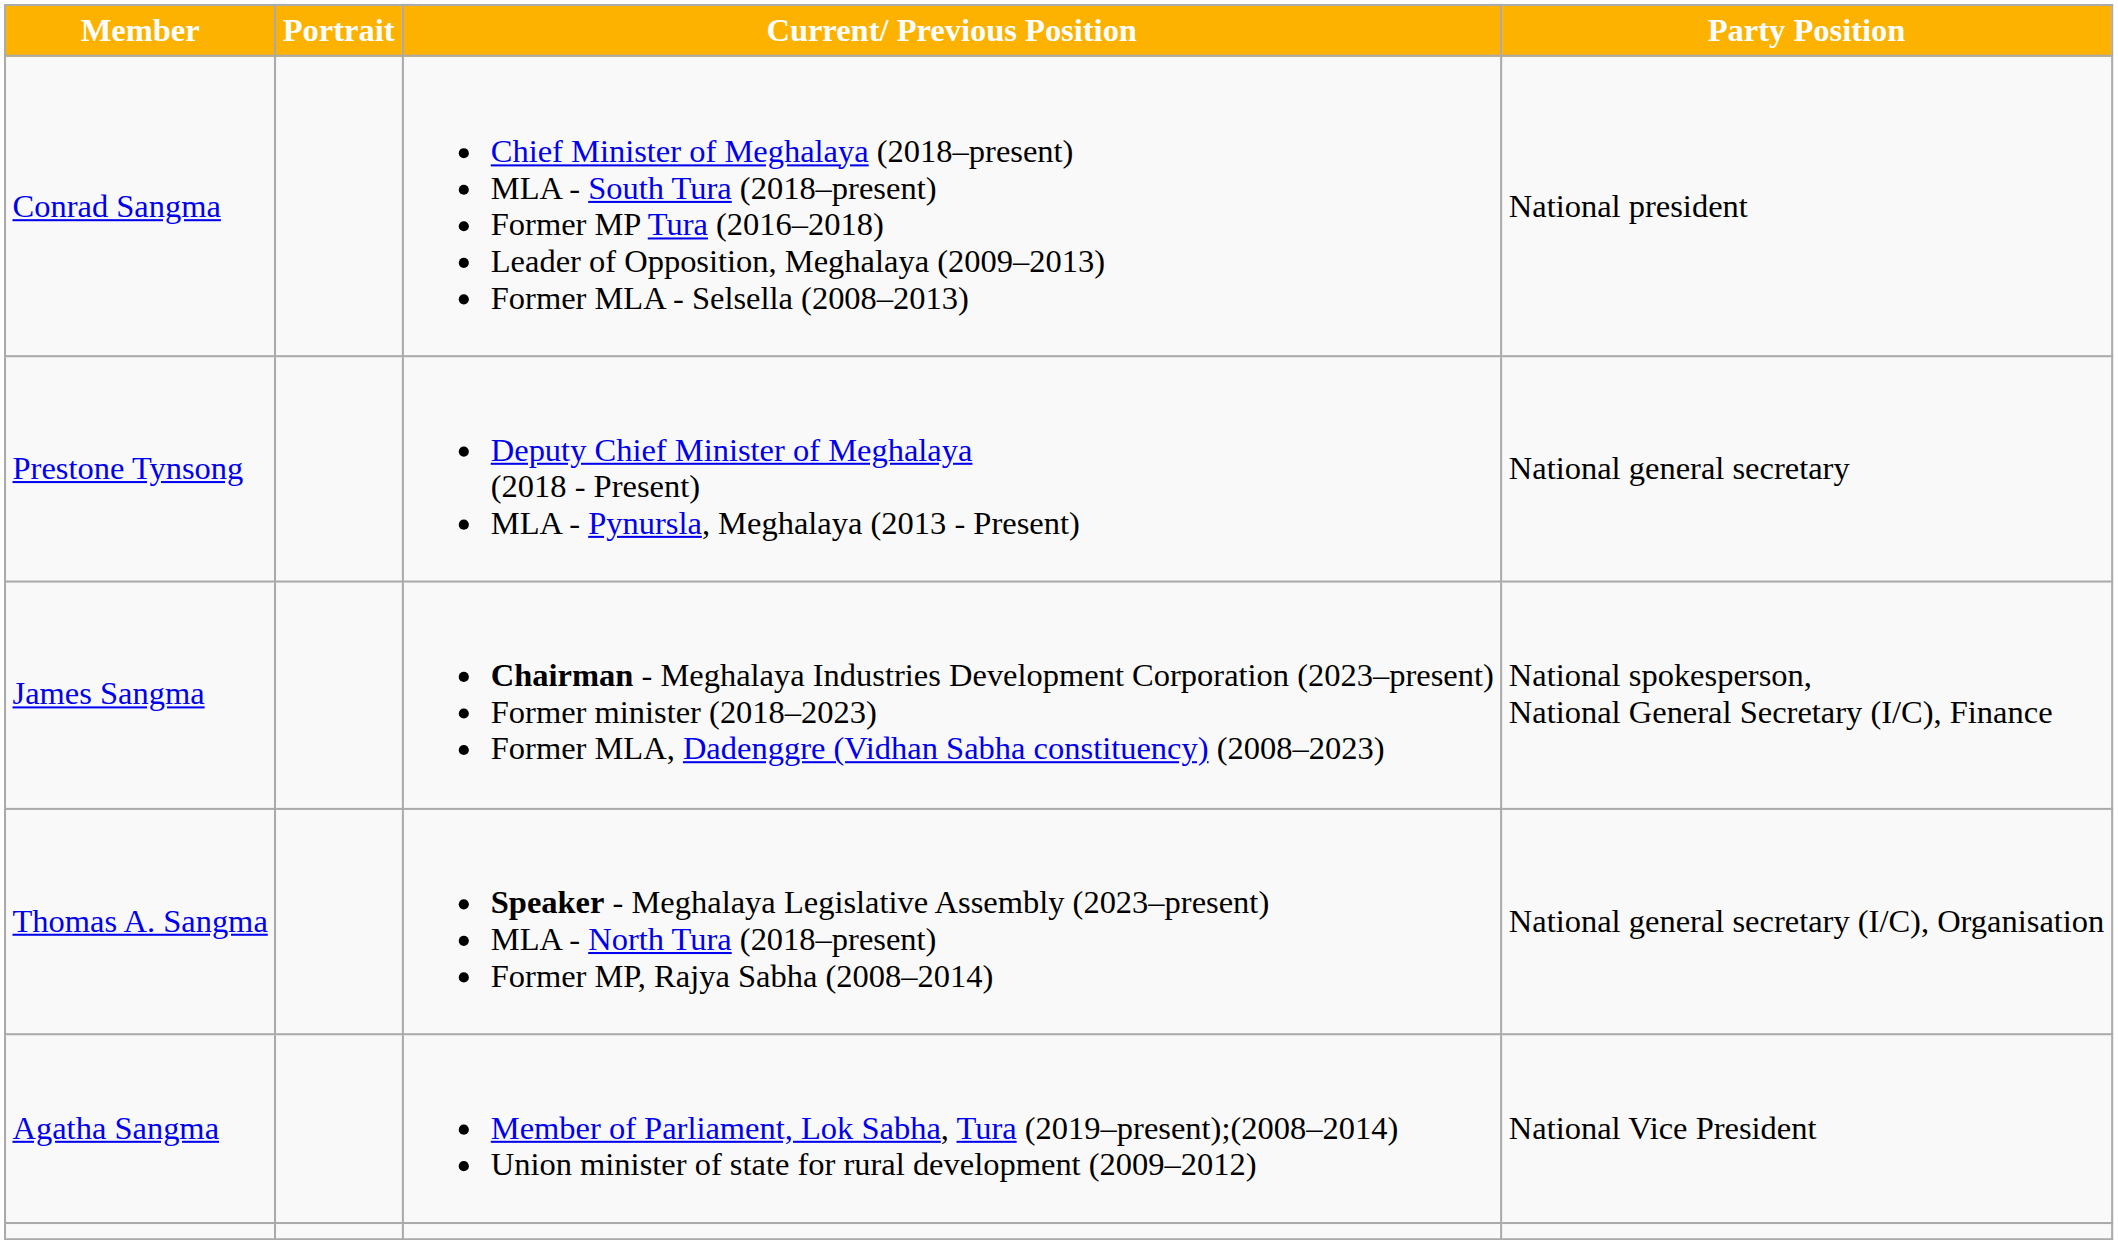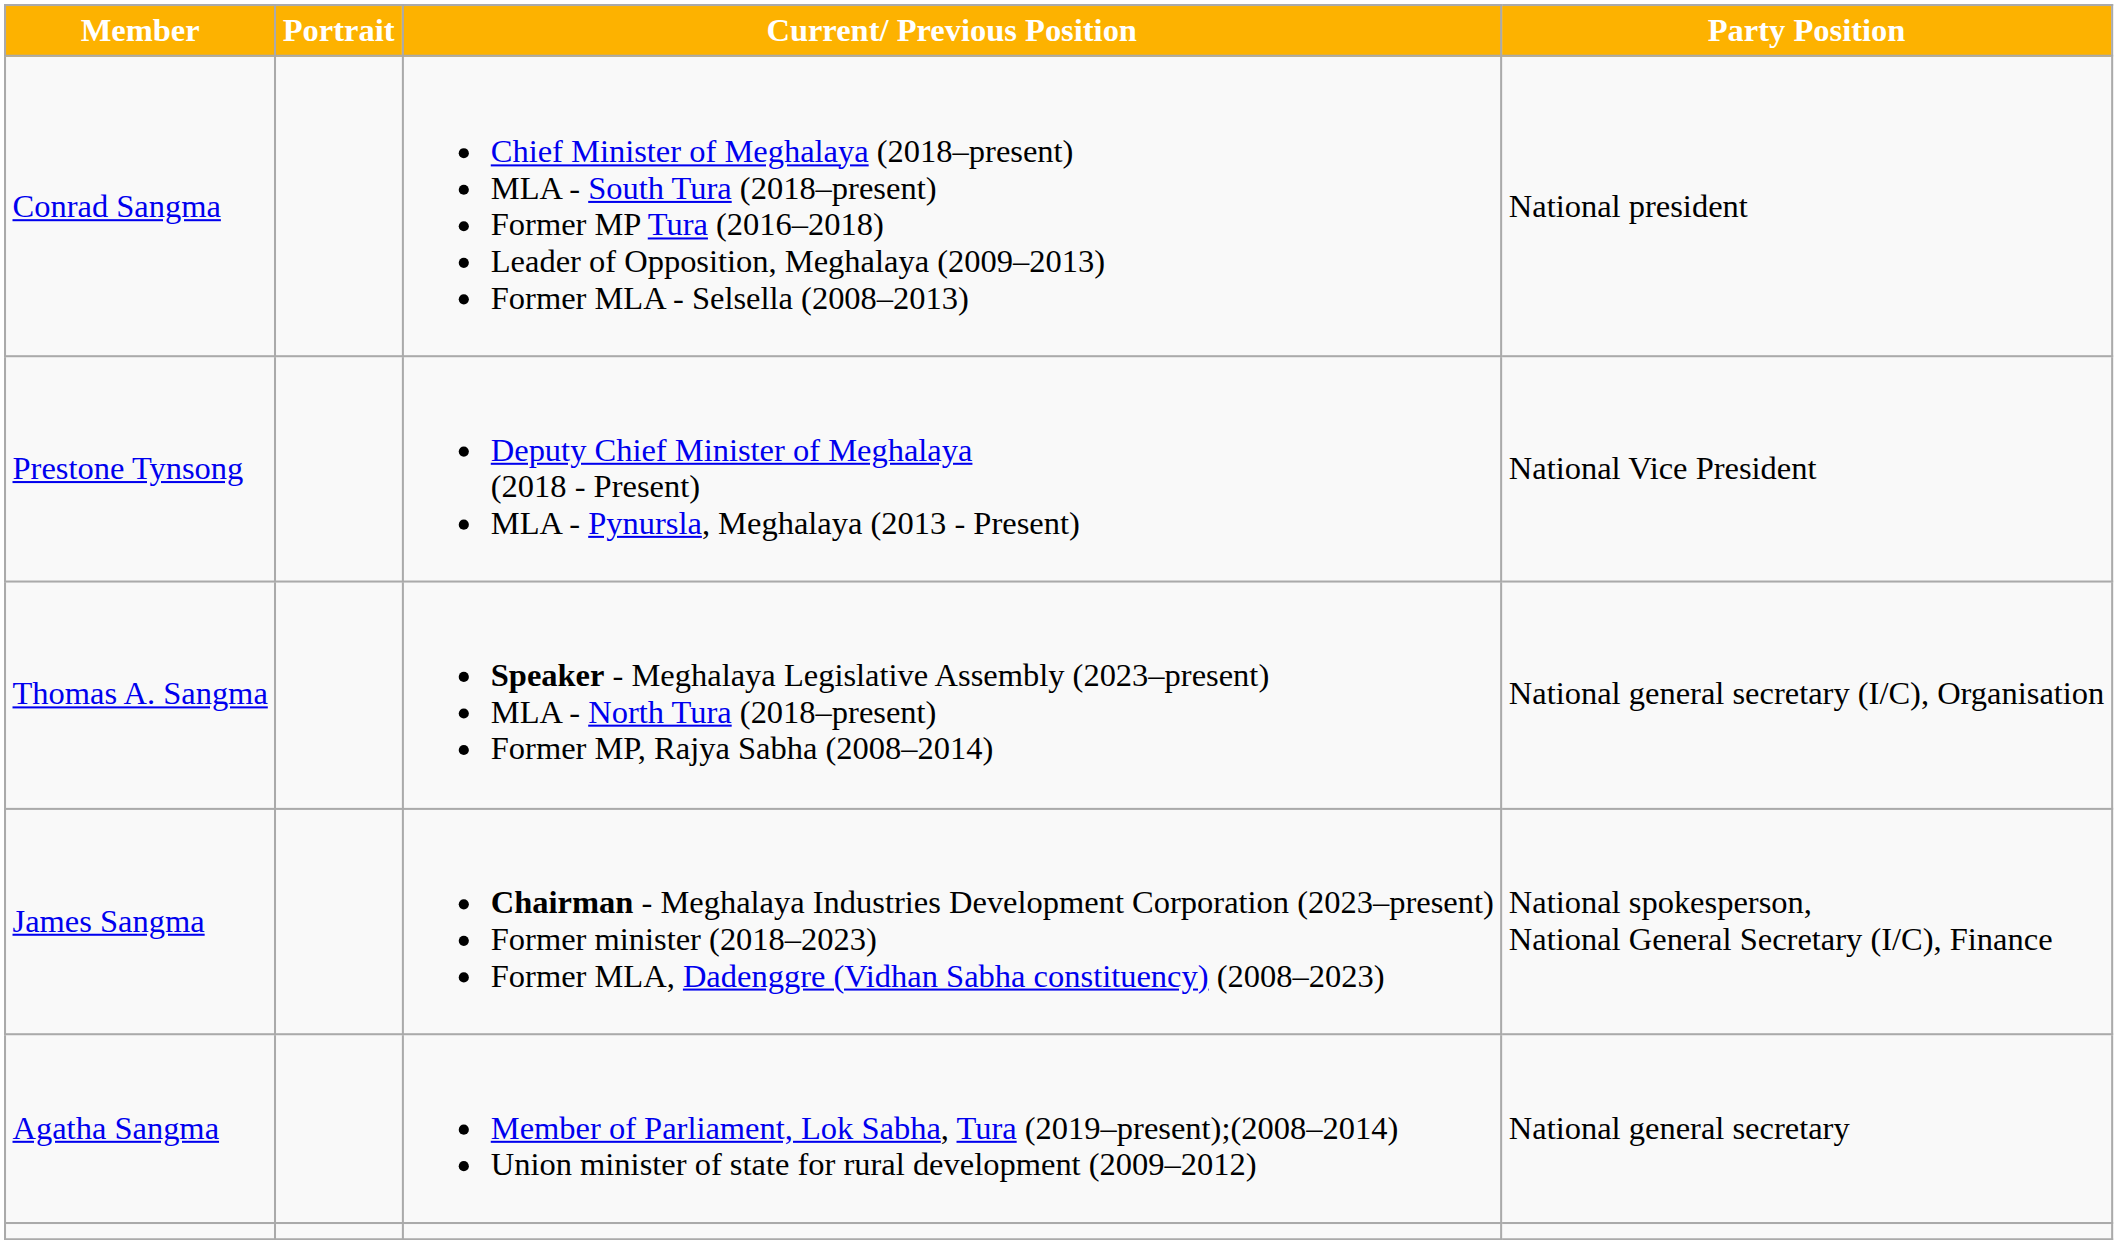(1679, 468) National general secretary -> (1663, 468) National Vice President
rows swapped: (109, 694) <-> (140, 920)
(1663, 1128) National Vice President -> (1679, 1128) National general secretary
